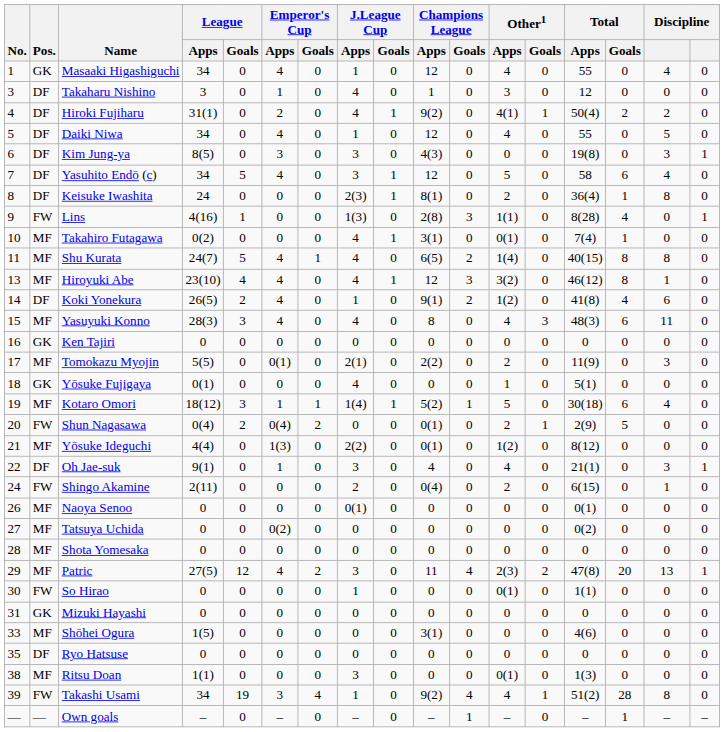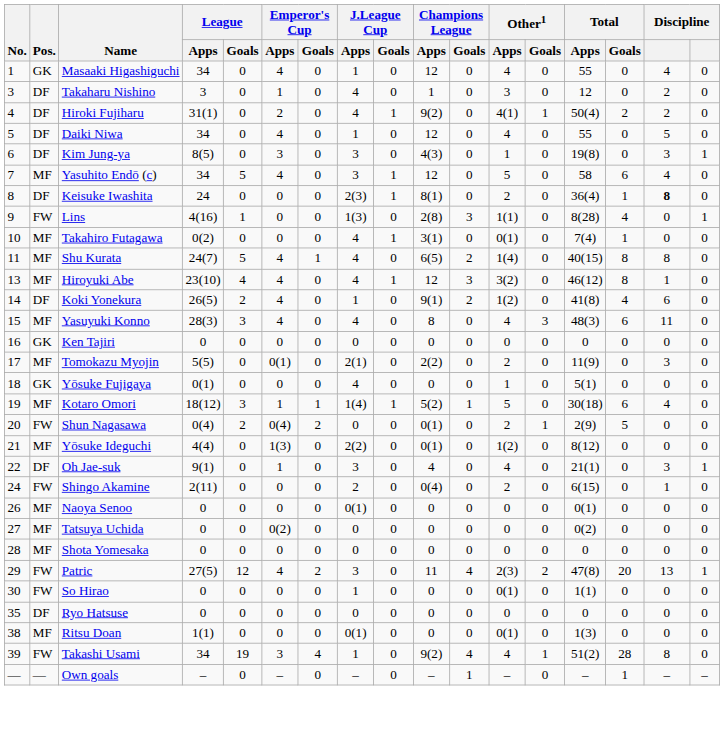(667, 92) 0 -> (667, 92) 2
(507, 154) 0 -> (507, 154) 1
(41, 175) DF -> (42, 175) MF
(667, 196) normal -> (667, 196) bold
(42, 570) MF -> (43, 570) FW
- row: (104, 612)
- row: (98, 633)
(356, 674) 3 -> (356, 633) 0(1)
